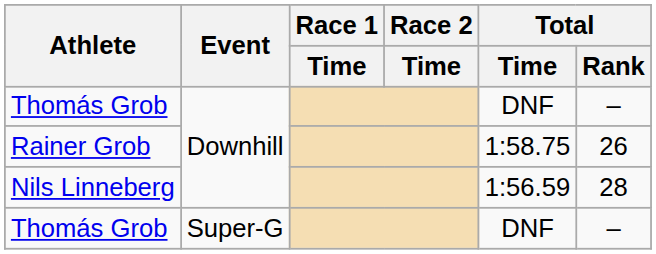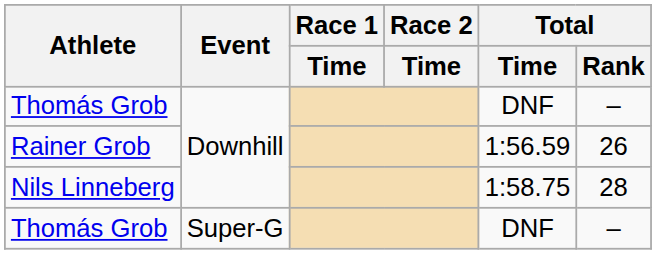(527, 147) 1:58.75 -> (527, 147) 1:56.59
(527, 188) 1:56.59 -> (527, 188) 1:58.75
